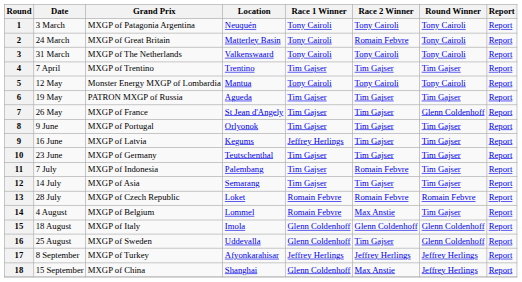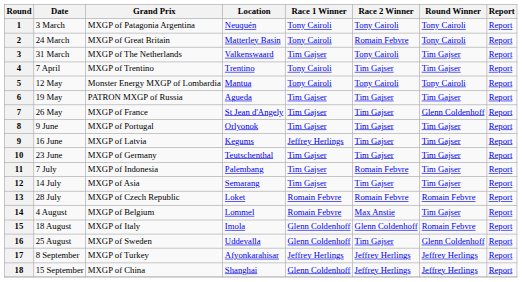(310, 54) Tony Cairoli -> (307, 54) Tim Gajser
(444, 54) Tony Cairoli -> (441, 54) Tim Gajser
(307, 68) Tim Gajser -> (310, 68) Tony Cairoli
(453, 226) Glenn Coldenhoff -> (449, 226) Romain Febvre
(375, 269) Max Anstie -> (383, 269) Jeffrey Herlings
